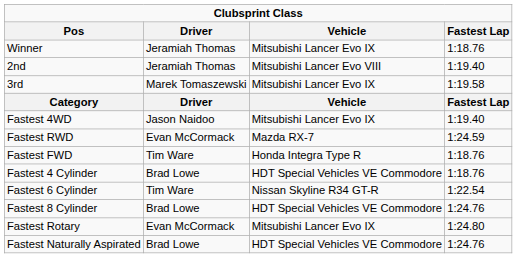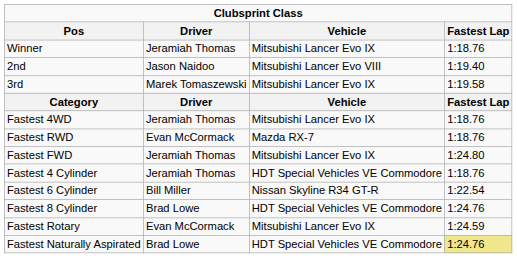(191, 66) Jeramiah Thomas -> (180, 66) Jason Naidoo
(180, 119) Jason Naidoo -> (191, 119) Jeramiah Thomas
(466, 119) 1:19.40 -> (466, 119) 1:18.76
(466, 137) 1:24.59 -> (466, 137) 1:18.76
(170, 155) Tim Ware -> (191, 155) Jeramiah Thomas
(306, 155) Honda Integra Type R -> (313, 155) Mitsubishi Lancer Evo IX
(466, 155) 1:18.76 -> (466, 155) 1:24.80
(173, 173) Brad Lowe -> (191, 173) Jeramiah Thomas
(170, 191) Tim Ware -> (168, 191) Bill Miller
(466, 226) 1:24.80 -> (466, 226) 1:24.59
(466, 244) no background -> (466, 244) khaki background
